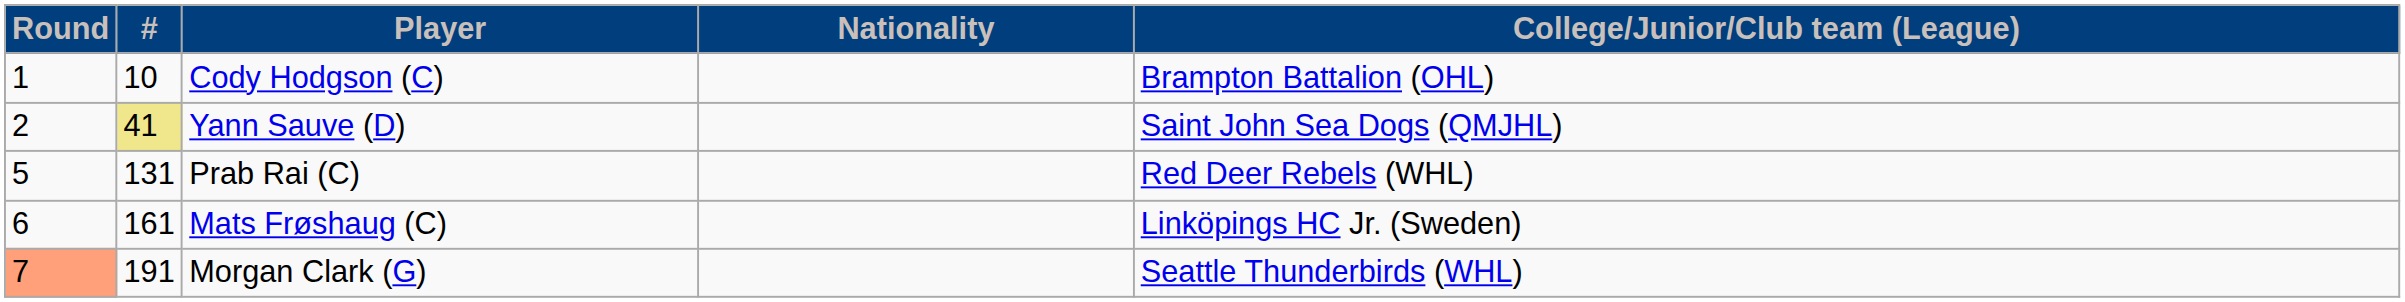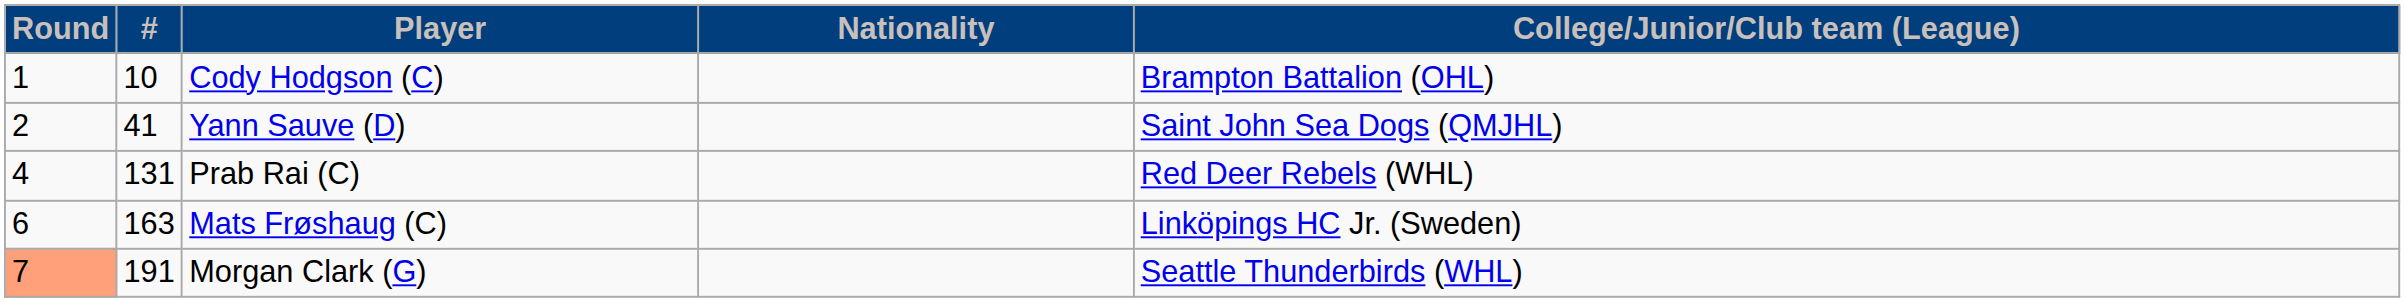(141, 126) khaki background -> (141, 126) no background
(21, 175) 5 -> (21, 175) 4
(149, 223) 161 -> (149, 223) 163
